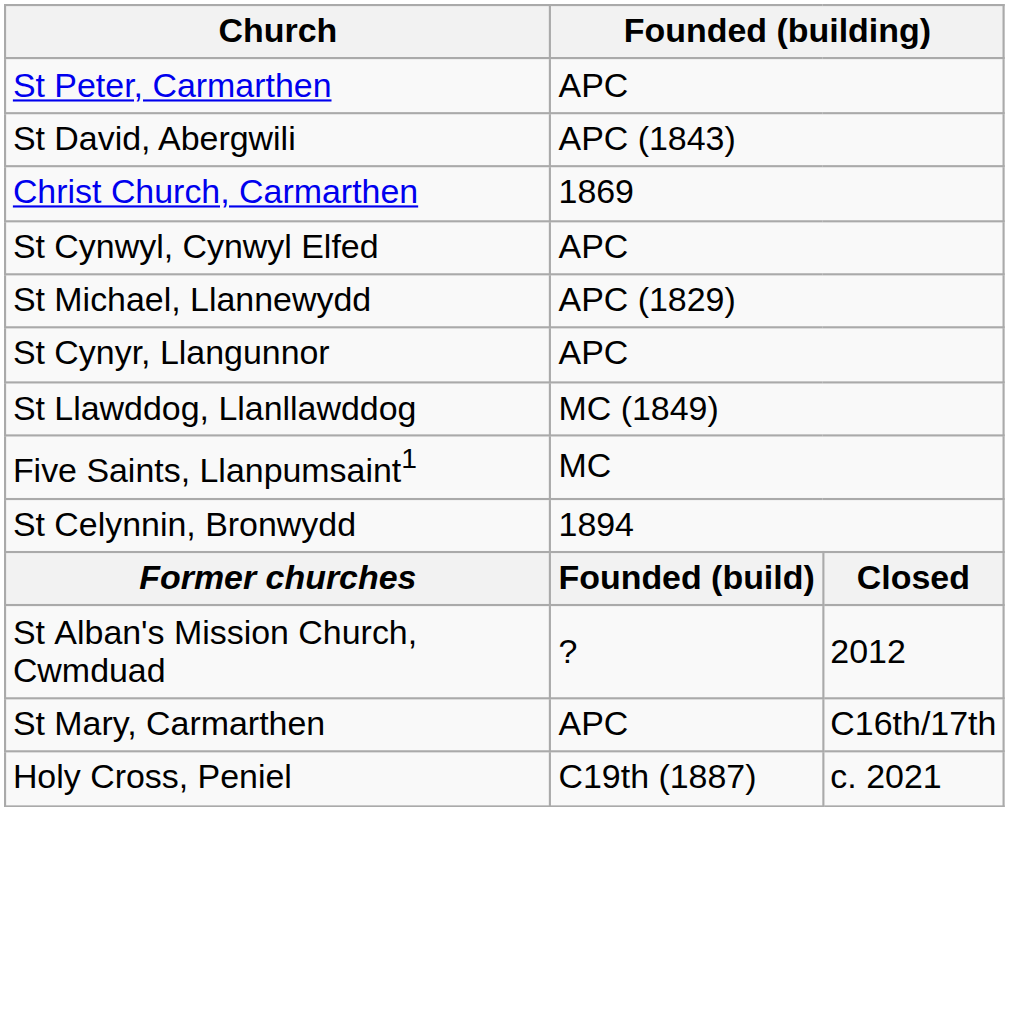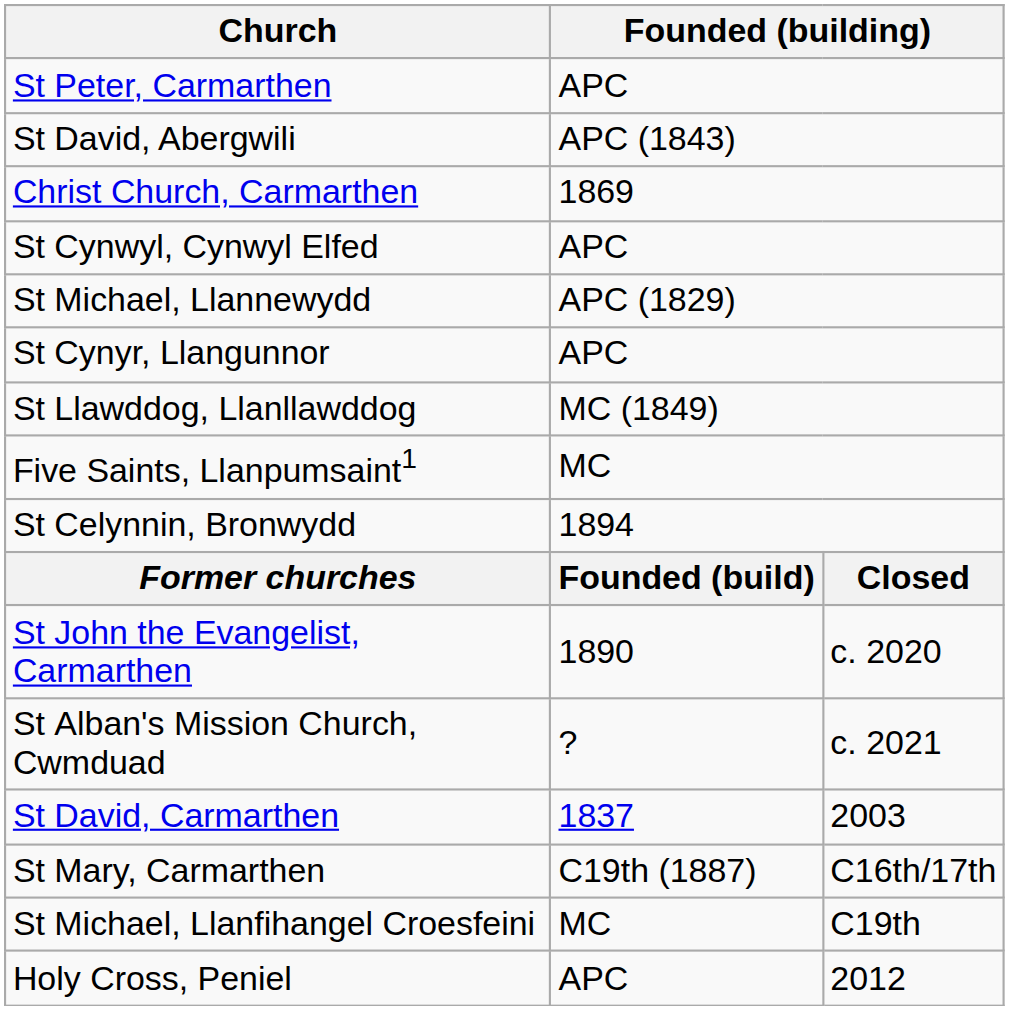+ row: (186, 651)
(868, 651) 2012 -> (886, 743) c. 2021
+ row: (176, 816)
(593, 724) APC -> (658, 870) C19th (1887)
+ row: (274, 923)
(658, 778) C19th (1887) -> (593, 977) APC
(886, 778) c. 2021 -> (868, 977) 2012
